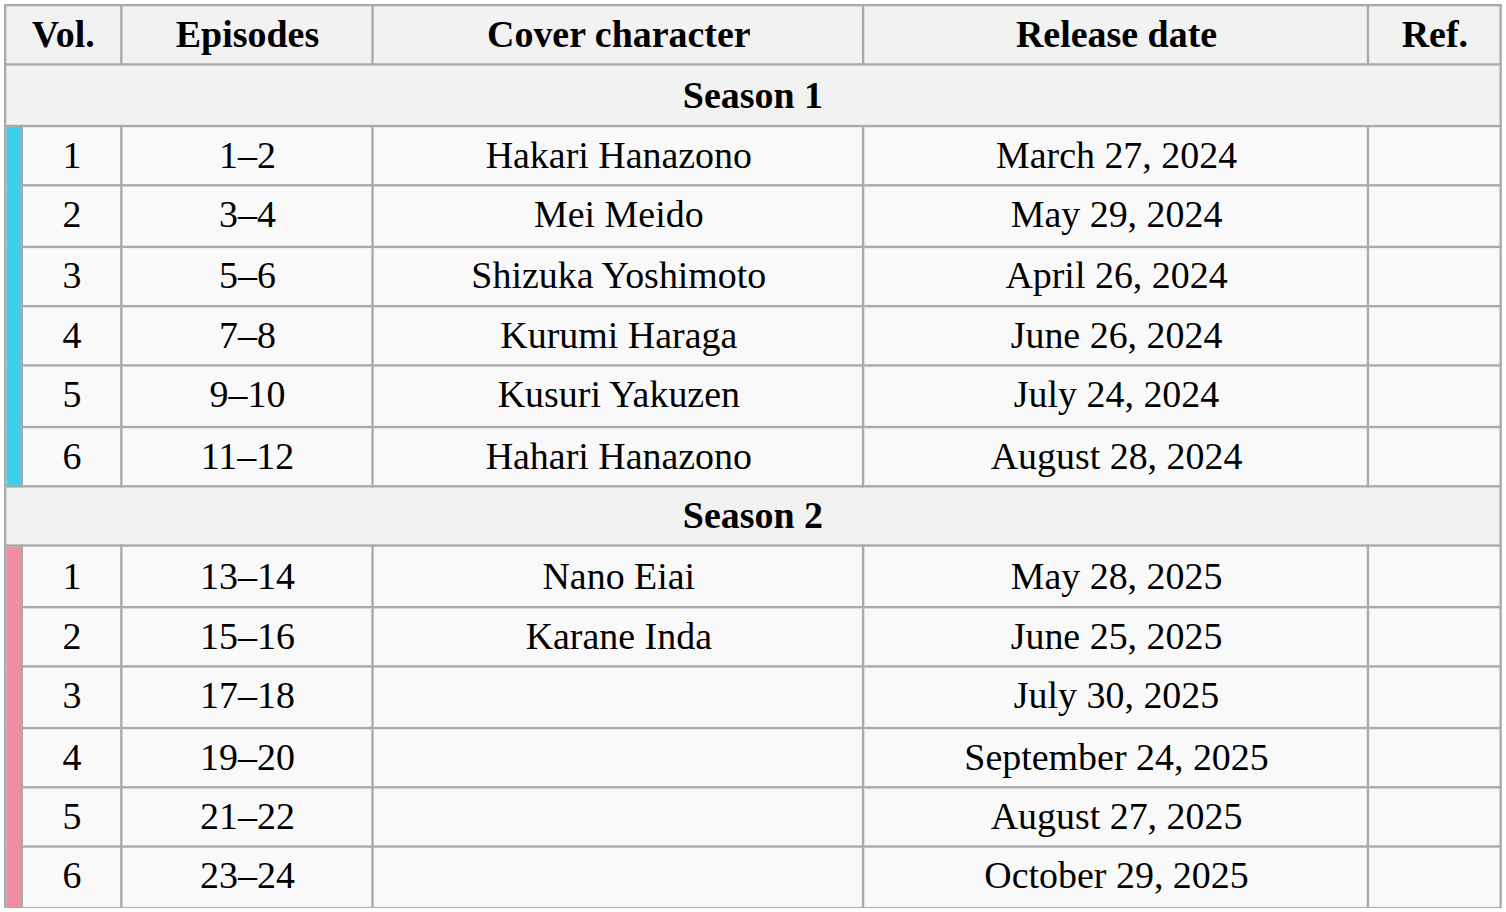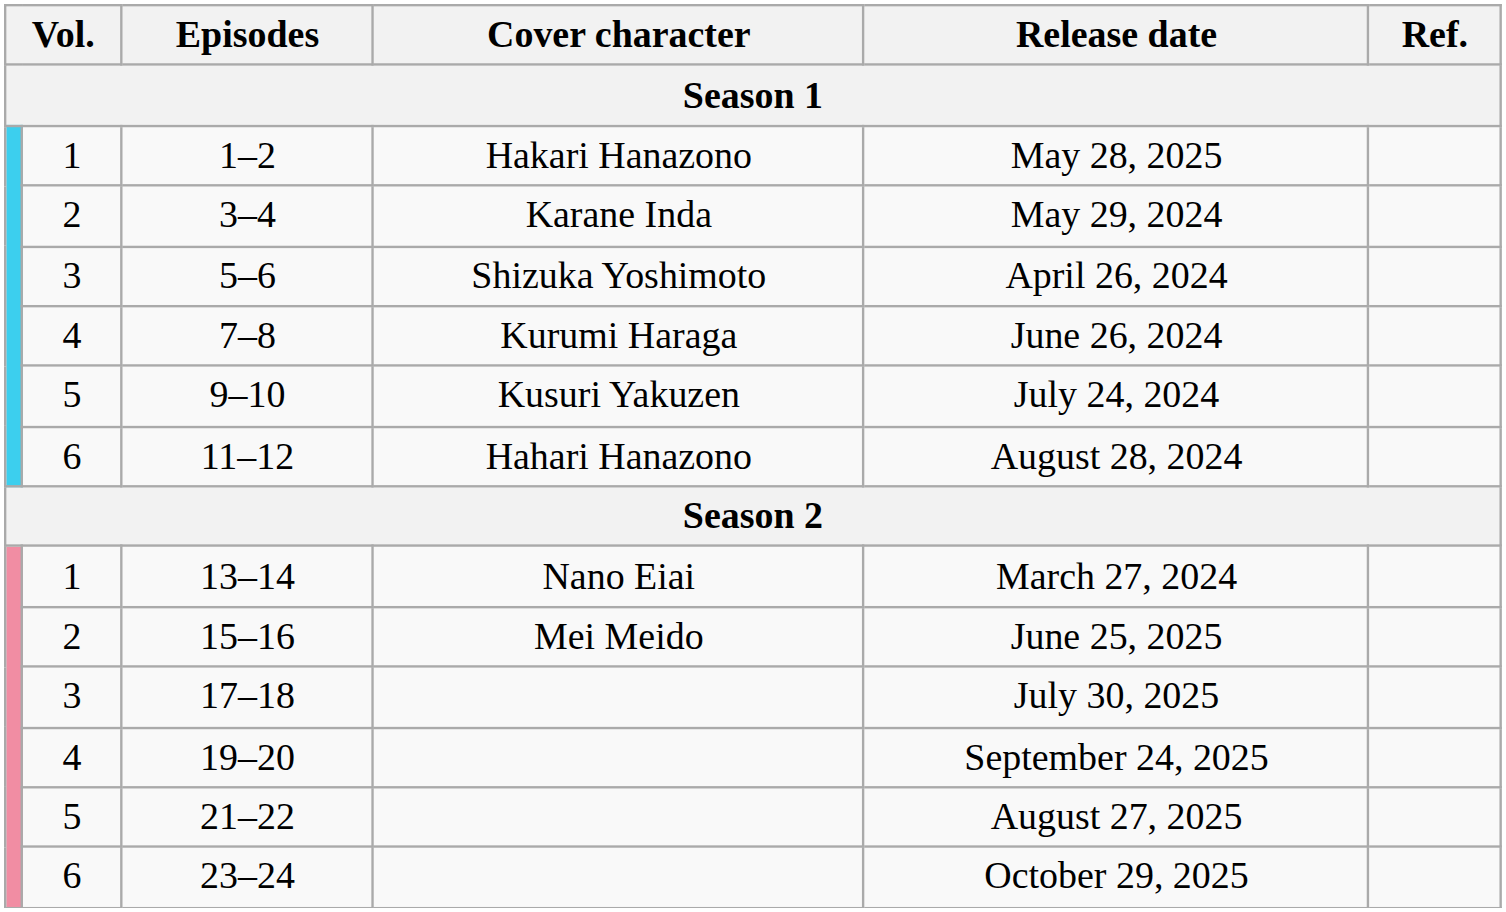(1117, 154) March 27, 2024 -> (1117, 154) May 28, 2025
(619, 214) Mei Meido -> (619, 214) Karane Inda
(1117, 575) May 28, 2025 -> (1117, 575) March 27, 2024
(619, 635) Karane Inda -> (619, 635) Mei Meido
